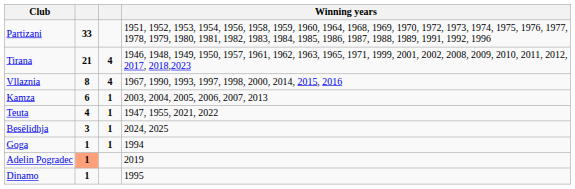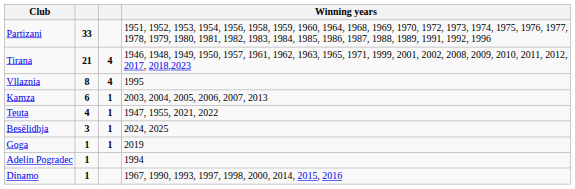(233, 81) 1967, 1990, 1993, 1997, 1998, 2000, 2014, 2015, 2016 -> (134, 81) 1995
(134, 144) 1994 -> (134, 144) 2019
(87, 160) lightsalmon background -> (87, 160) no background
(134, 160) 2019 -> (134, 160) 1994
(134, 176) 1995 -> (233, 176) 1967, 1990, 1993, 1997, 1998, 2000, 2014, 2015, 2016
